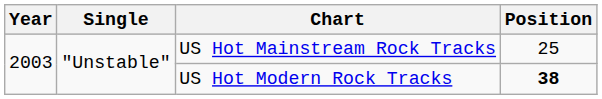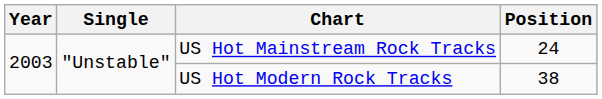(548, 49) 25 -> (548, 49) 24
(548, 79) bold -> (548, 79) normal
